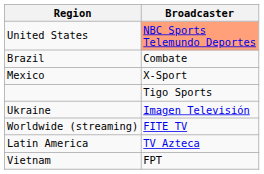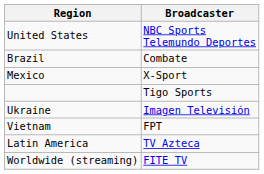(200, 36) lightsalmon background -> (200, 36) no background
rows swapped: (29, 160) <-> (73, 127)
